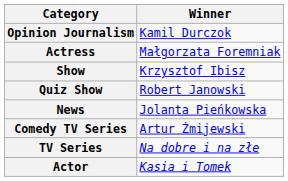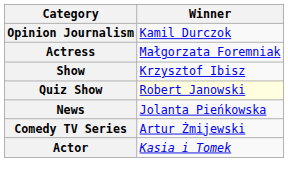(192, 90) no background -> (192, 90) lightyellow background
- row: (71, 147)
